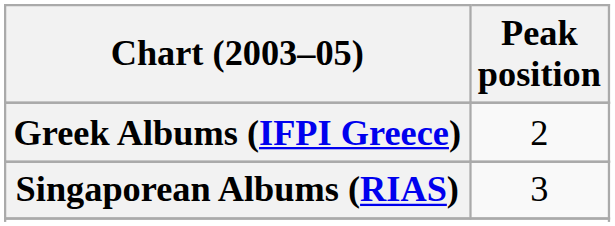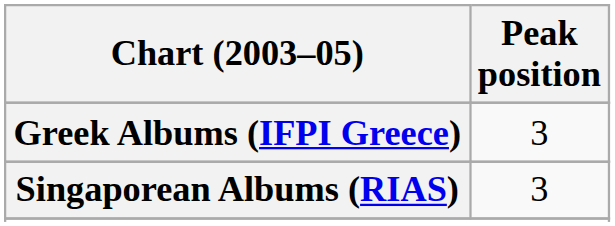(539, 131) 2 -> (539, 131) 3
